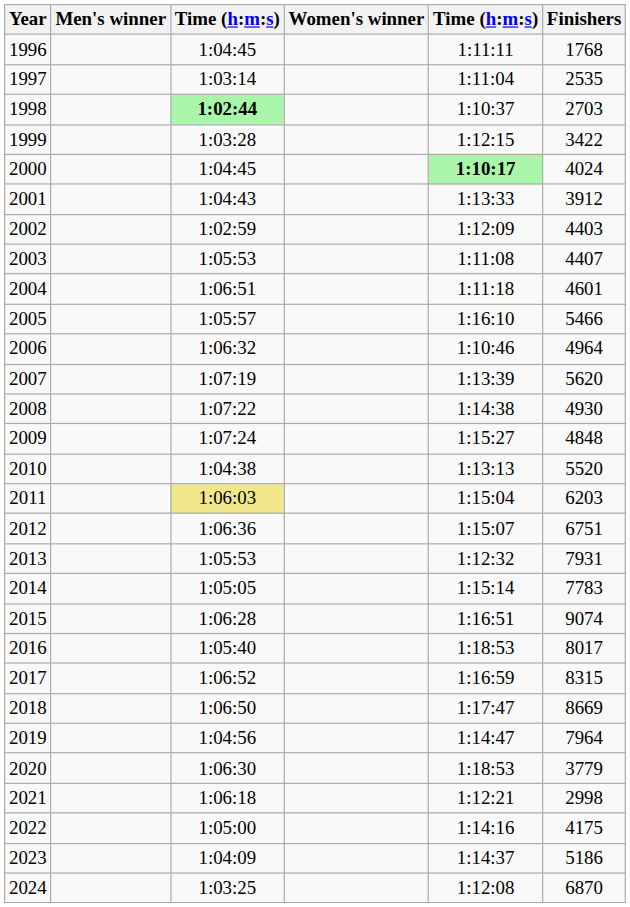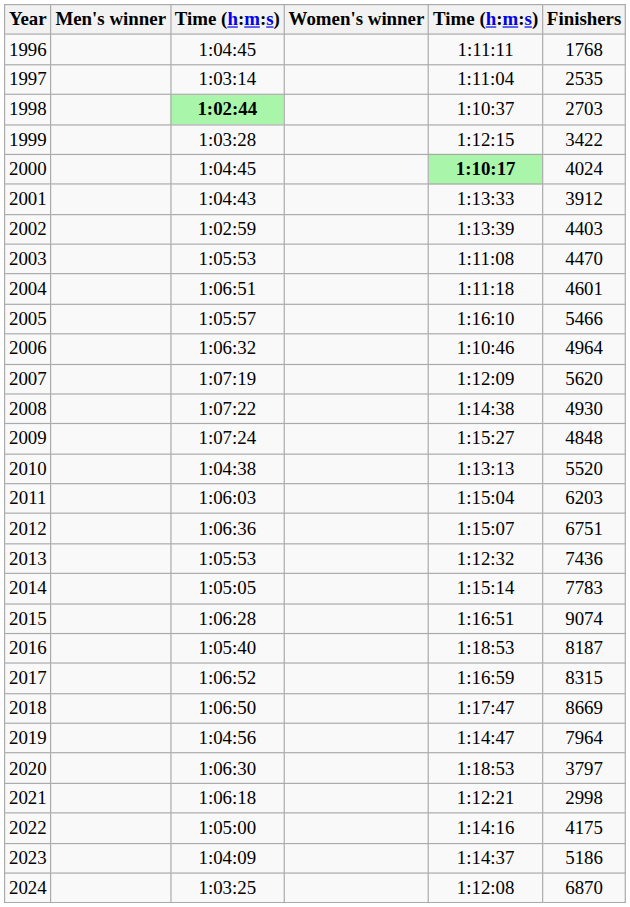(486, 229) 1:12:09 -> (486, 229) 1:13:39
(584, 259) 4407 -> (584, 259) 4470
(486, 378) 1:13:39 -> (486, 378) 1:12:09
(227, 498) khaki background -> (227, 498) no background
(584, 558) 7931 -> (584, 558) 7436
(584, 648) 8017 -> (584, 648) 8187
(584, 768) 3779 -> (584, 768) 3797
